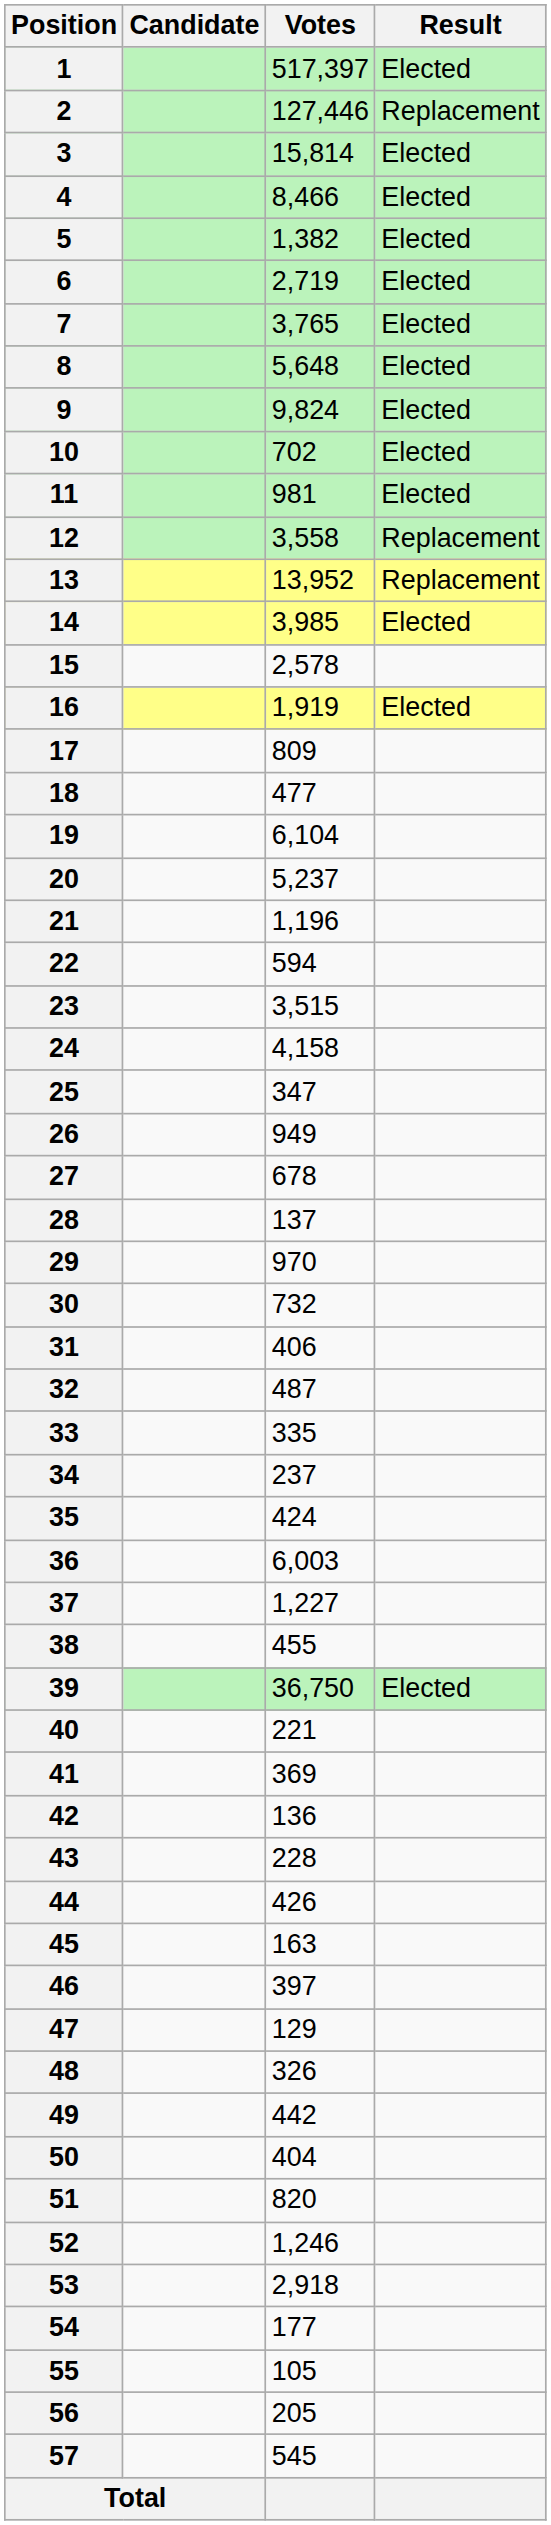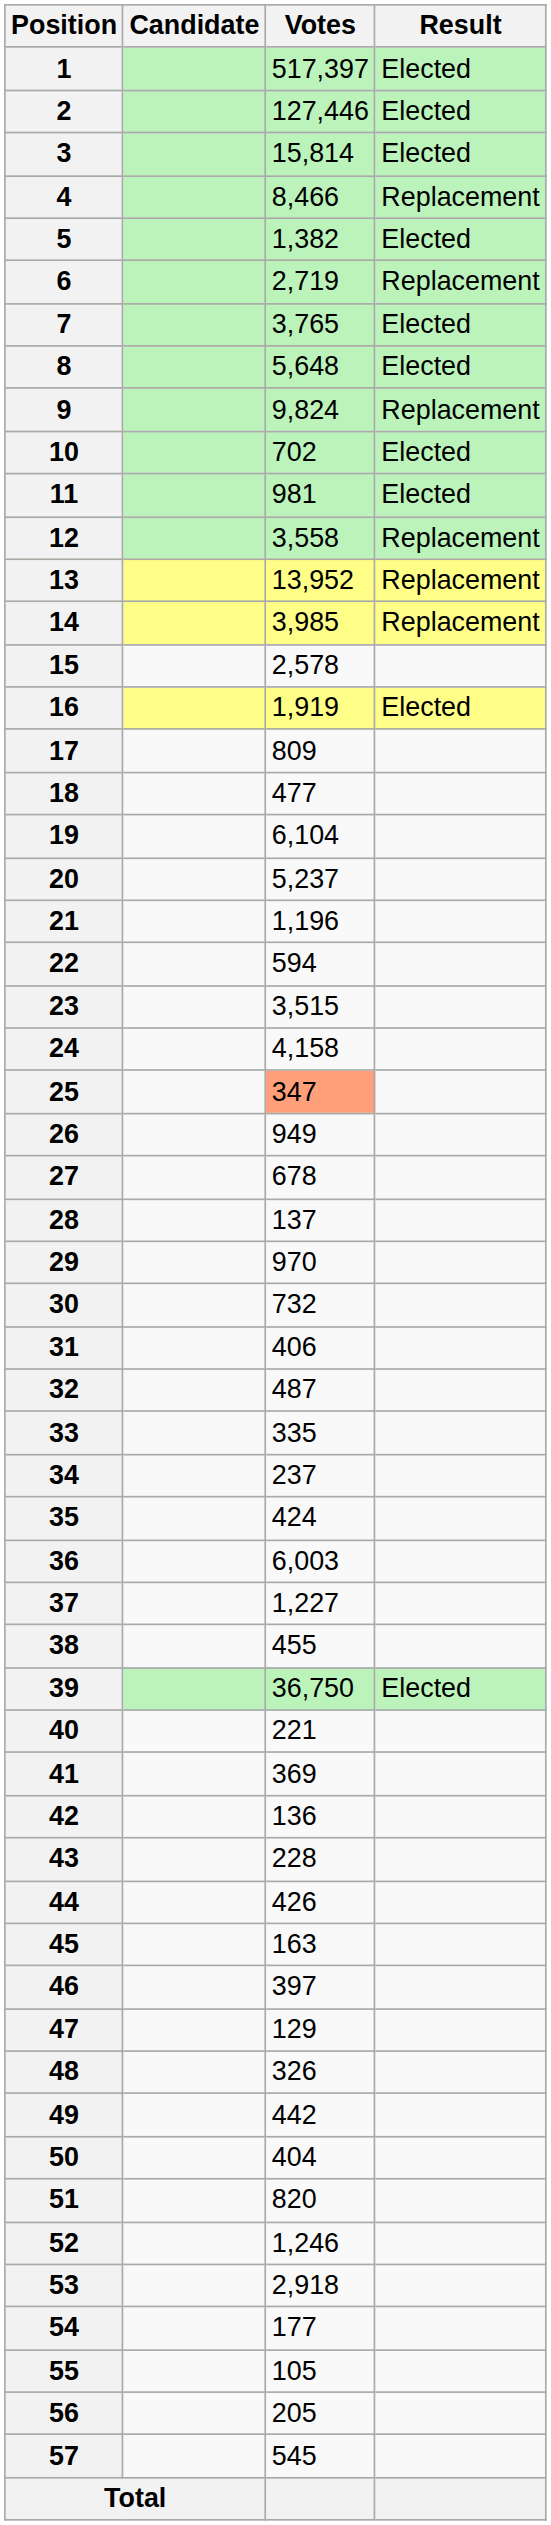(461, 111) Replacement -> (426, 111) Elected
(426, 196) Elected -> (461, 196) Replacement
(426, 281) Elected -> (461, 281) Replacement
(426, 409) Elected -> (461, 409) Replacement
(426, 622) Elected -> (461, 622) Replacement
(294, 1091) no background -> (294, 1091) lightsalmon background
